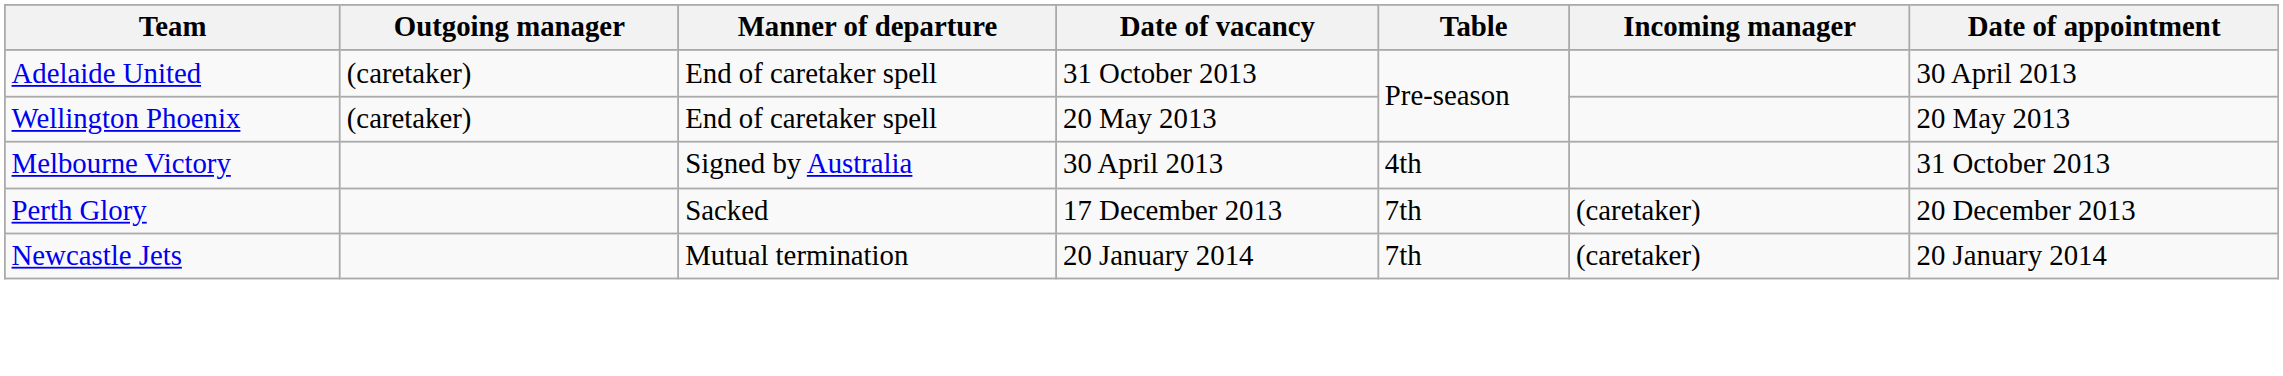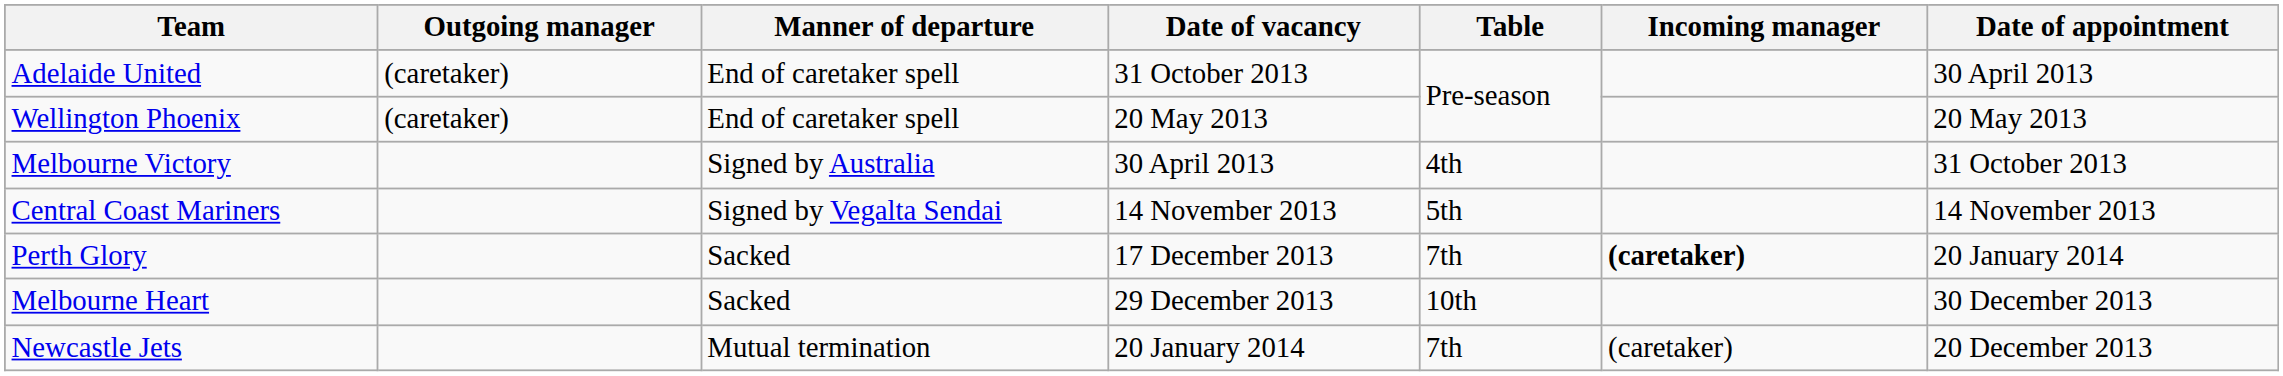+ row: (146, 210)
(1638, 210) normal -> (1677, 255) bold
(2026, 210) 20 December 2013 -> (2028, 255) 20 January 2014
+ row: (110, 301)
(2012, 255) 20 January 2014 -> (2043, 347) 20 December 2013
